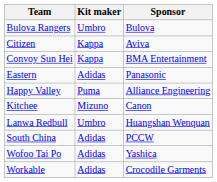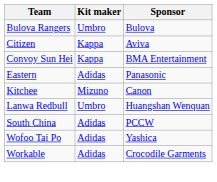- row: (34, 91)
